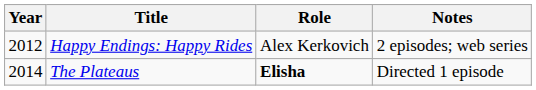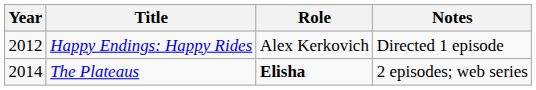(452, 44) 2 episodes; web series -> (440, 44) Directed 1 episode
(440, 71) Directed 1 episode -> (452, 71) 2 episodes; web series
